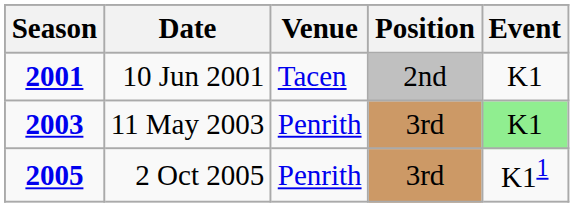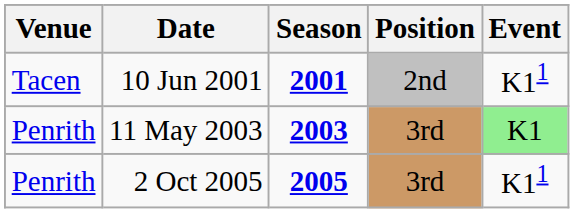columns swapped: (54, 28) <-> (320, 28)
(525, 76) K1 -> (525, 79) K11
